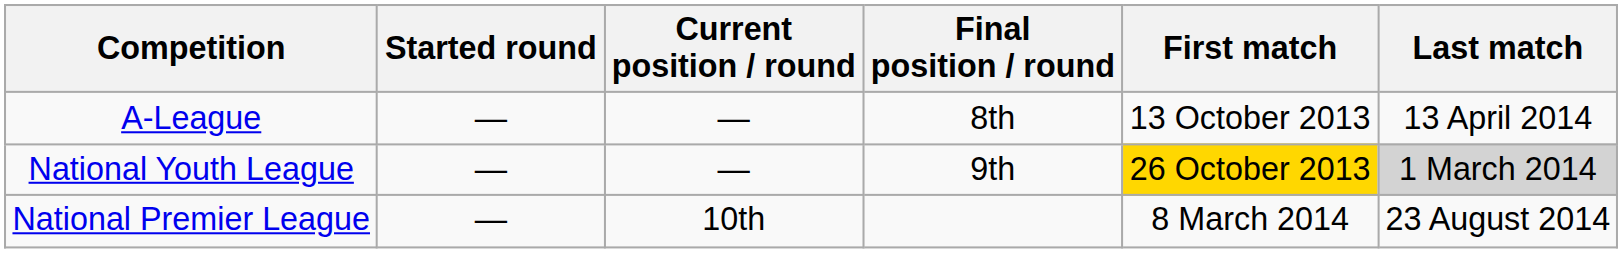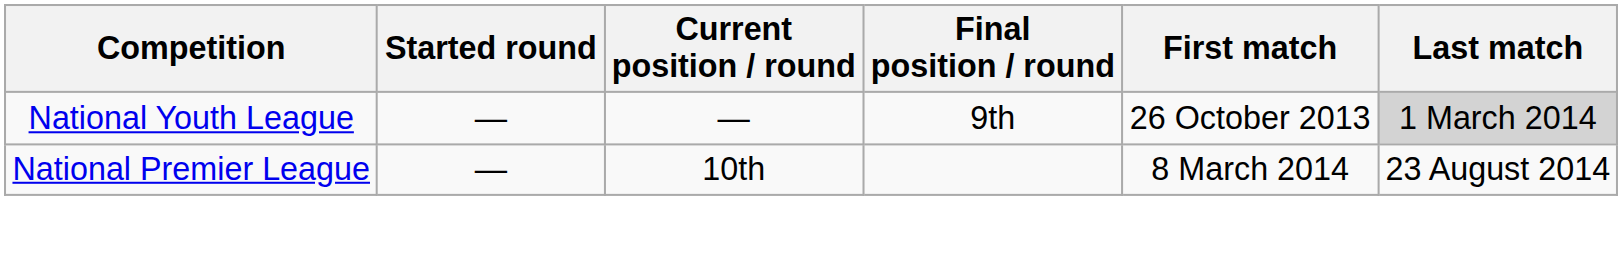- row: (191, 117)
(1250, 169) gold background -> (1250, 117) no background
